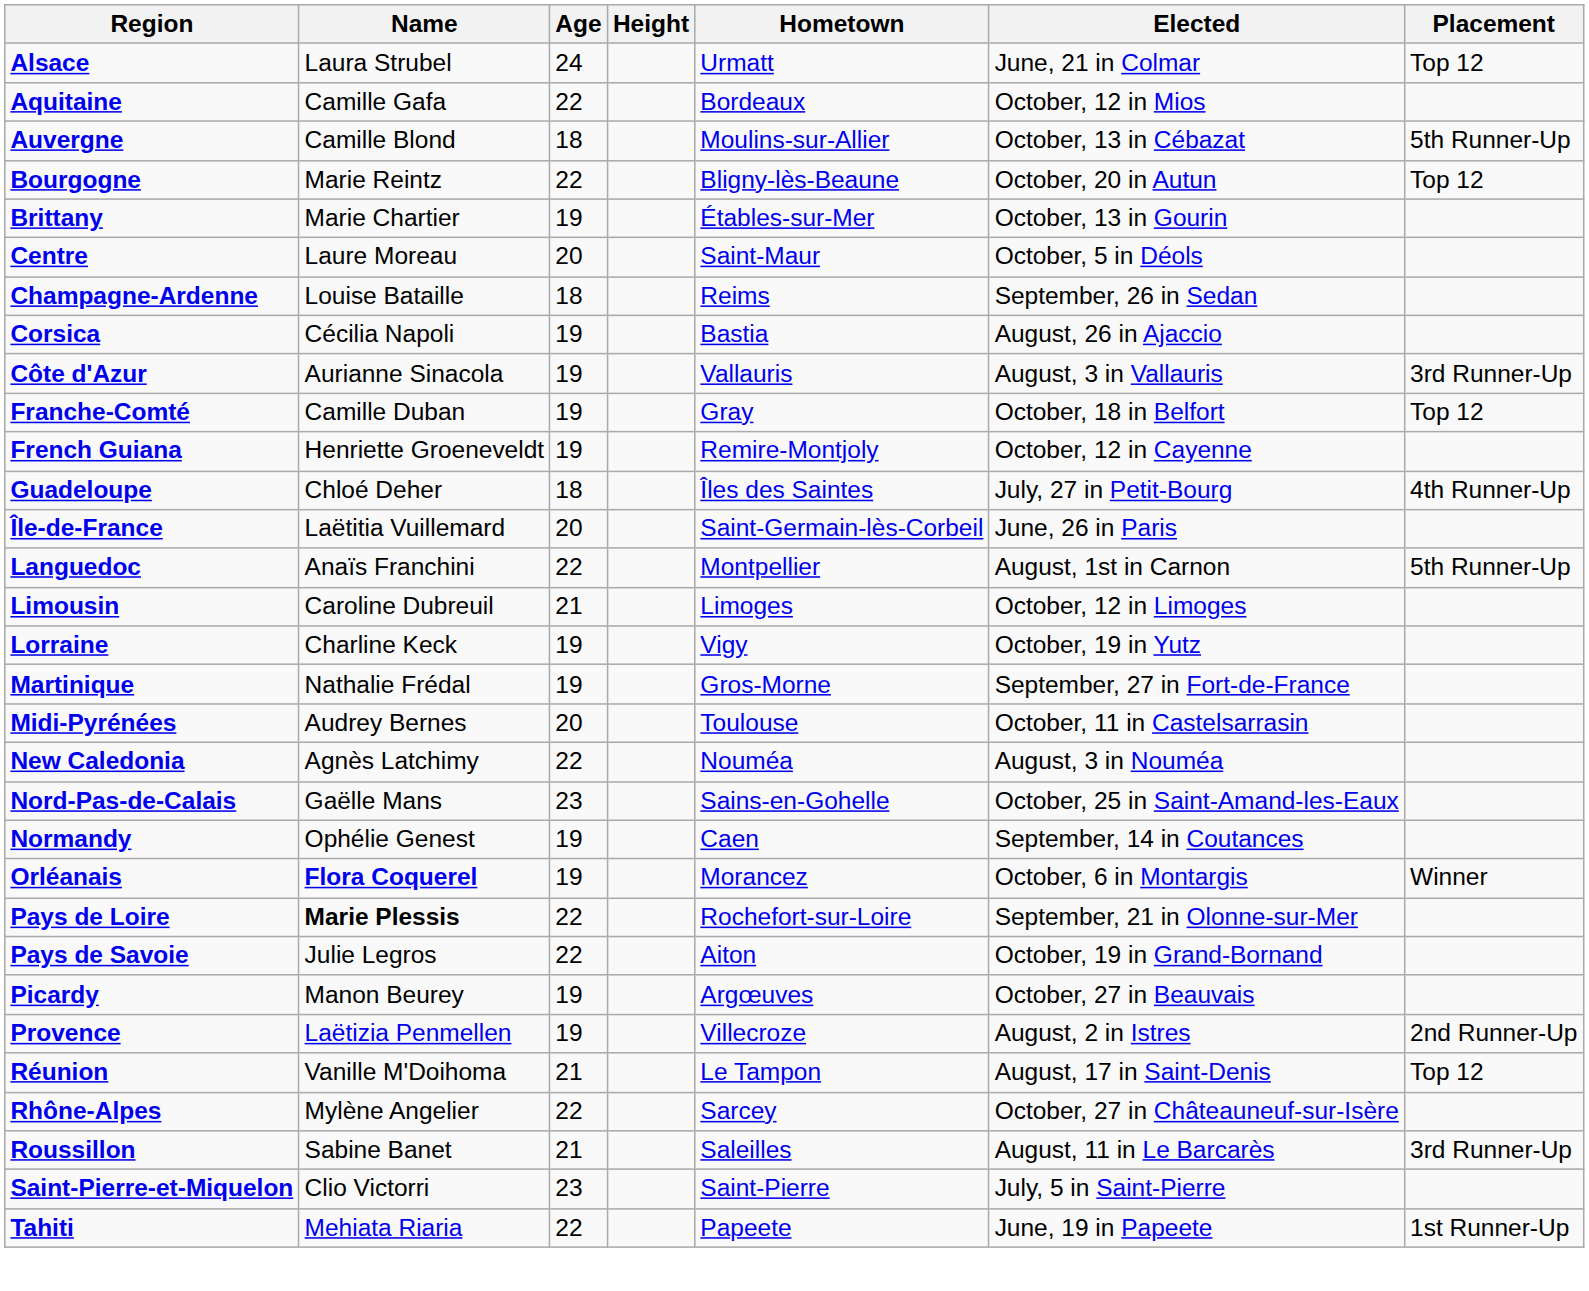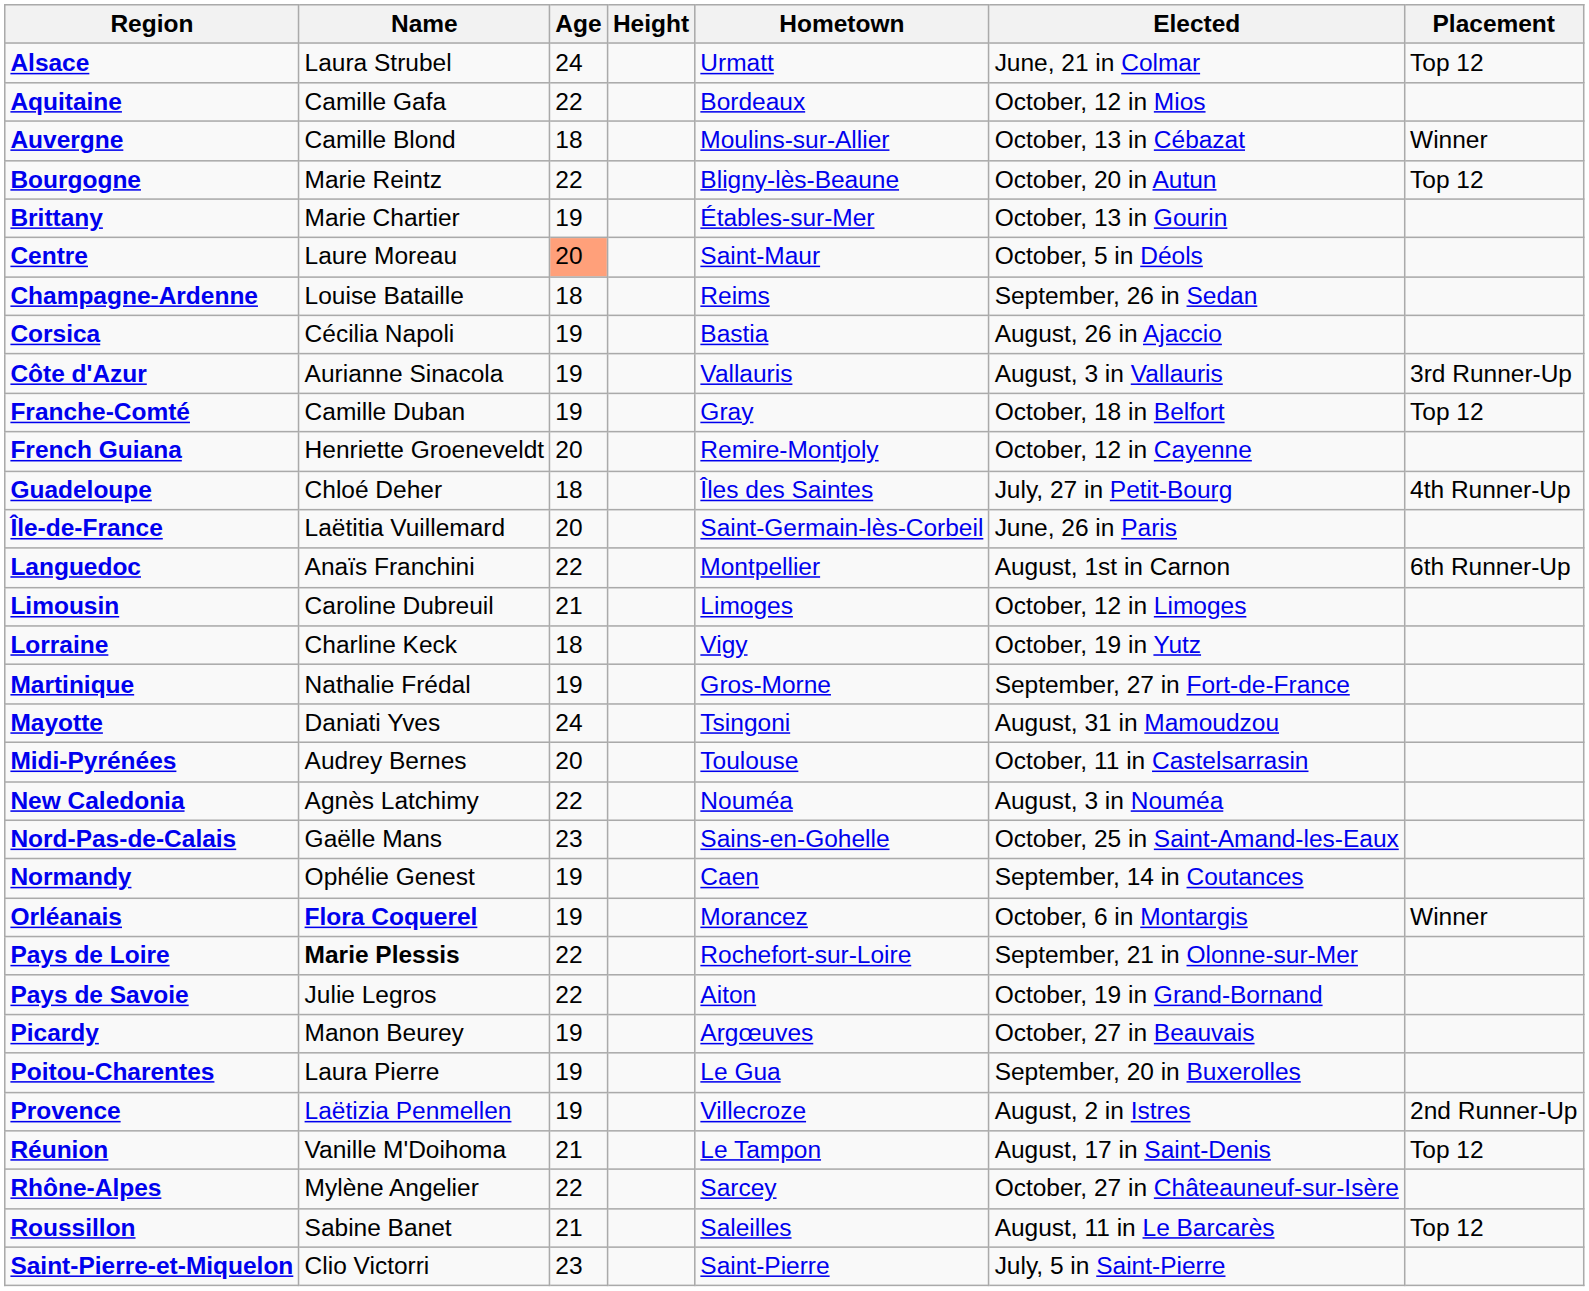(1490, 140) 5th Runner-Up -> (1449, 140) Winner
(569, 256) no background -> (569, 256) lightsalmon background
(569, 450) 19 -> (569, 450) 20
(1490, 567) 5th Runner-Up -> (1490, 567) 6th Runner-Up
(569, 645) 19 -> (569, 645) 18
+ row: (57, 722)
+ row: (112, 1072)
(1491, 1149) 3rd Runner-Up -> (1447, 1227) Top 12
- row: (42, 1227)
